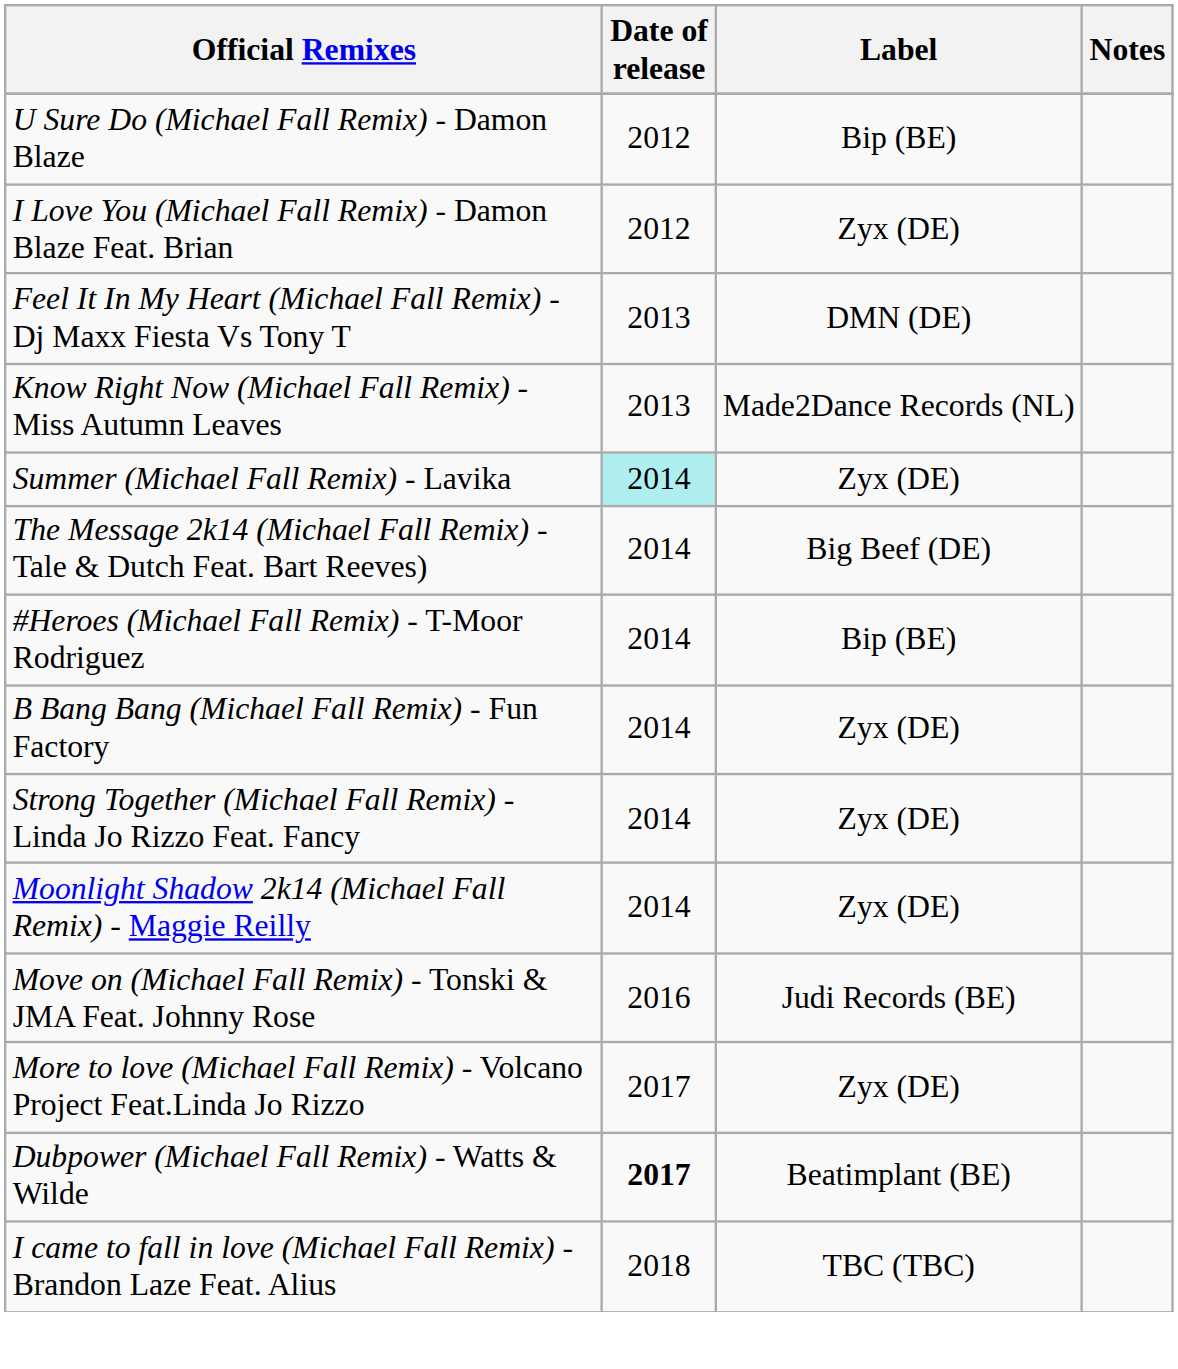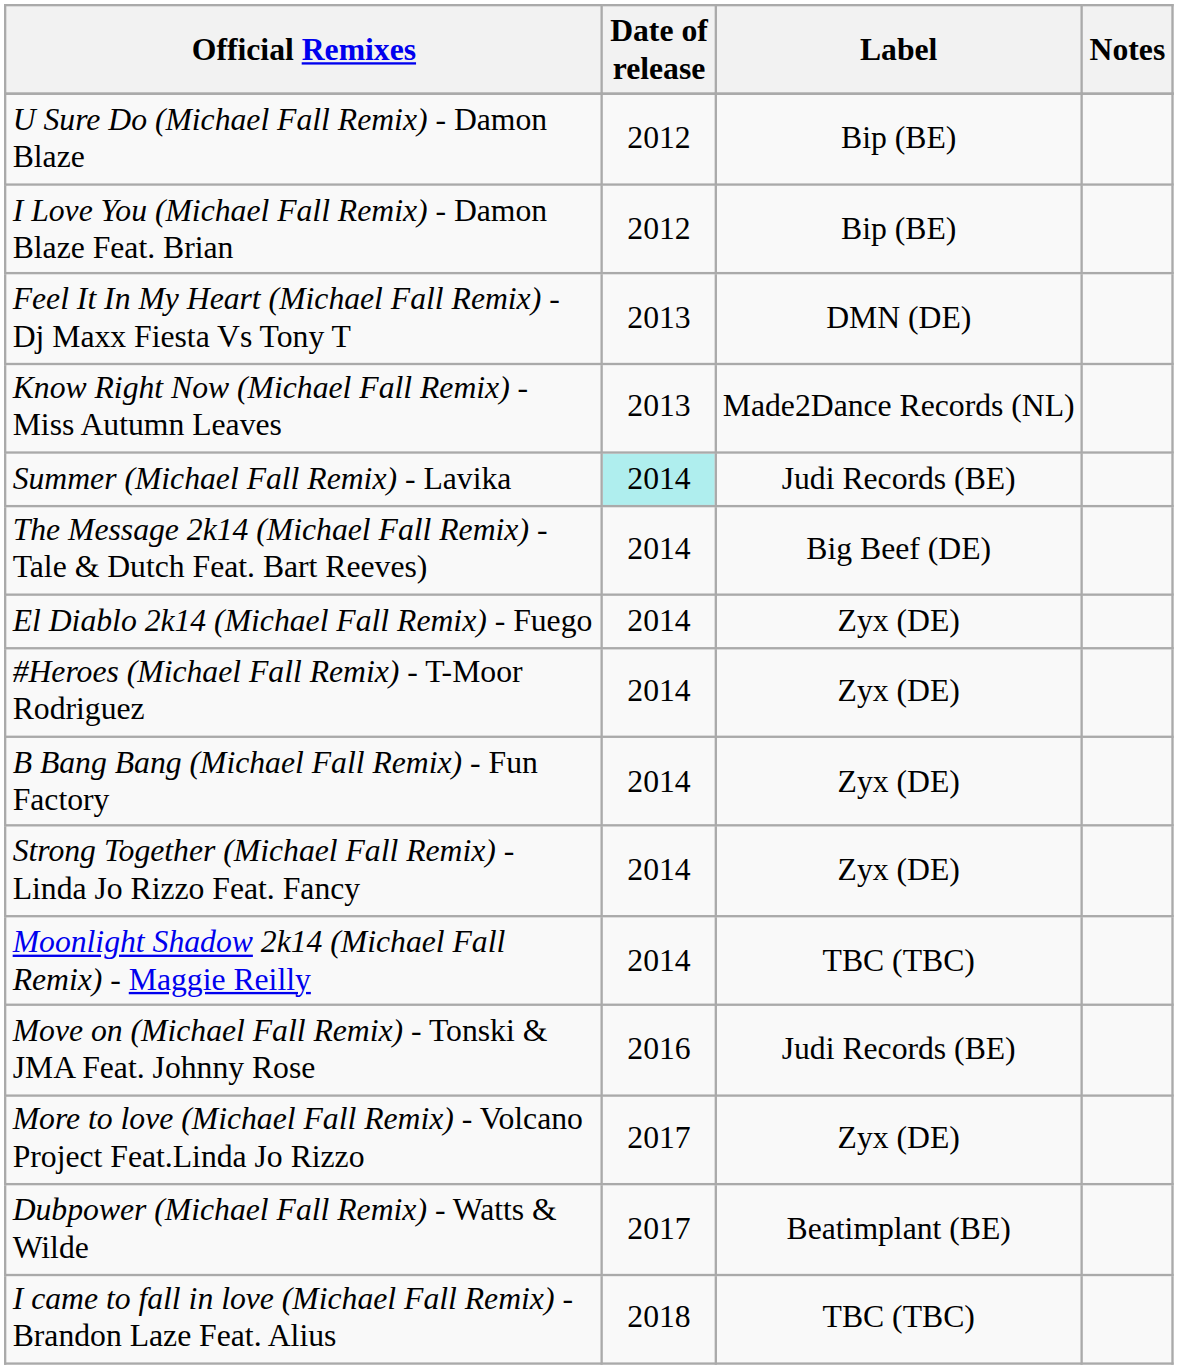(899, 228) Zyx (DE) -> (899, 228) Bip (BE)
(899, 478) Zyx (DE) -> (899, 478) Judi Records (BE)
+ row: (302, 620)
(899, 638) Bip (BE) -> (899, 691) Zyx (DE)
(899, 907) Zyx (DE) -> (899, 959) TBC (TBC)
(659, 1176) bold -> (659, 1228) normal
